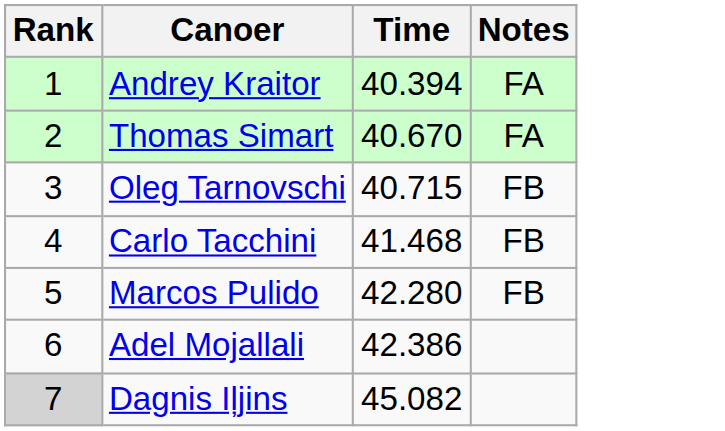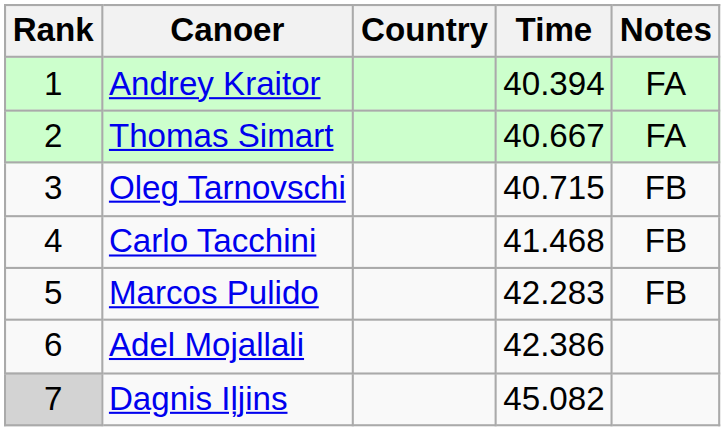+ column: (425, 30)
(412, 135) 40.670 -> (554, 135) 40.667
(412, 293) 42.280 -> (554, 293) 42.283
